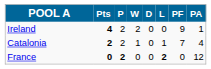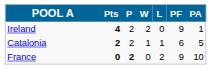- column: (149, 13)
(182, 43) 7 -> (181, 43) 6
(201, 43) 4 -> (201, 43) 5
(164, 57) bold -> (162, 57) normal
(182, 57) 0 -> (181, 57) 9
(199, 57) 12 -> (199, 57) 10
